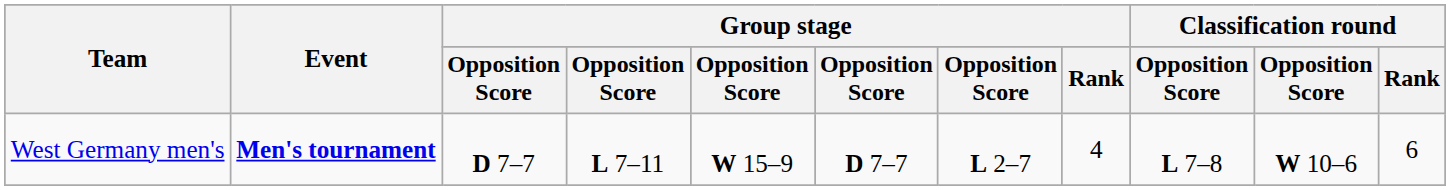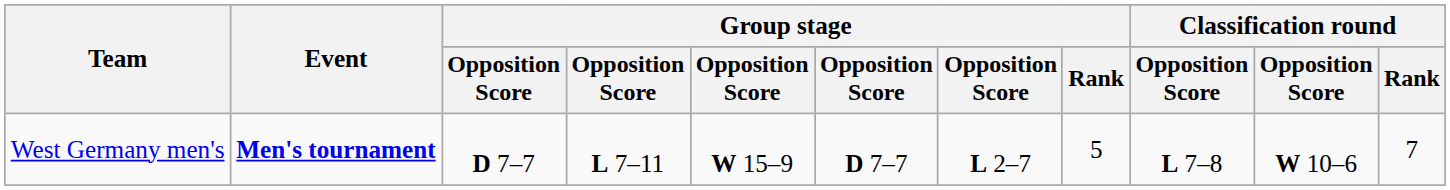(1096, 149) 4 -> (1096, 149) 5
(1412, 149) 6 -> (1412, 149) 7
